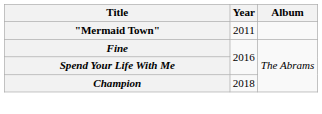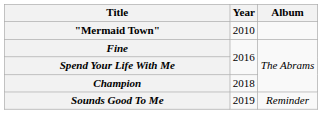(244, 30) 2011 -> (244, 30) 2010
+ row: (117, 100)
